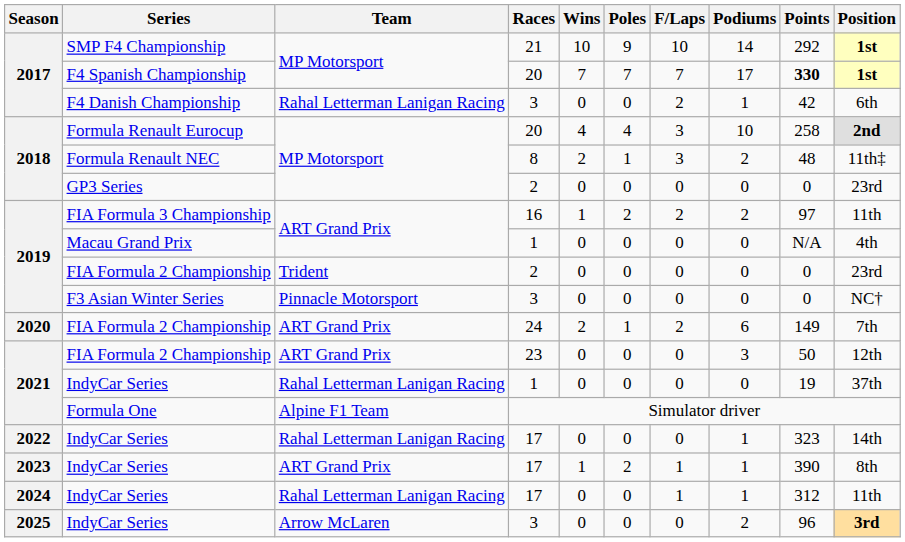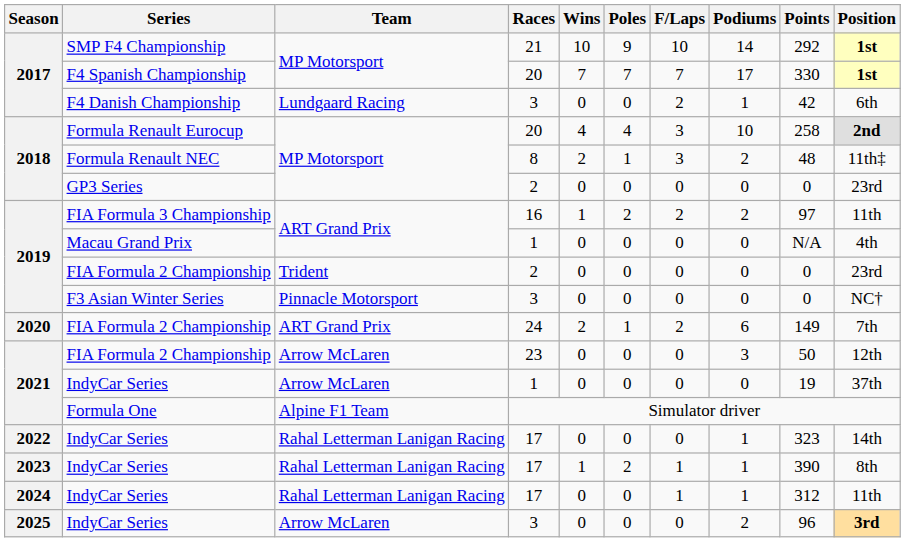(807, 74) bold -> (807, 74) normal
(392, 102) Rahal Letterman Lanigan Racing -> (342, 102) Lundgaard Racing
(335, 355) ART Grand Prix -> (334, 355) Arrow McLaren
(392, 383) Rahal Letterman Lanigan Racing -> (334, 383) Arrow McLaren
(335, 467) ART Grand Prix -> (392, 467) Rahal Letterman Lanigan Racing
